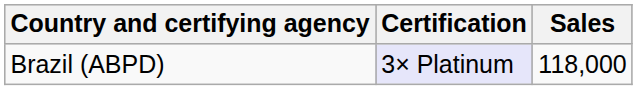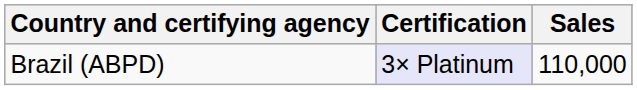(583, 63) 118,000 -> (583, 63) 110,000
